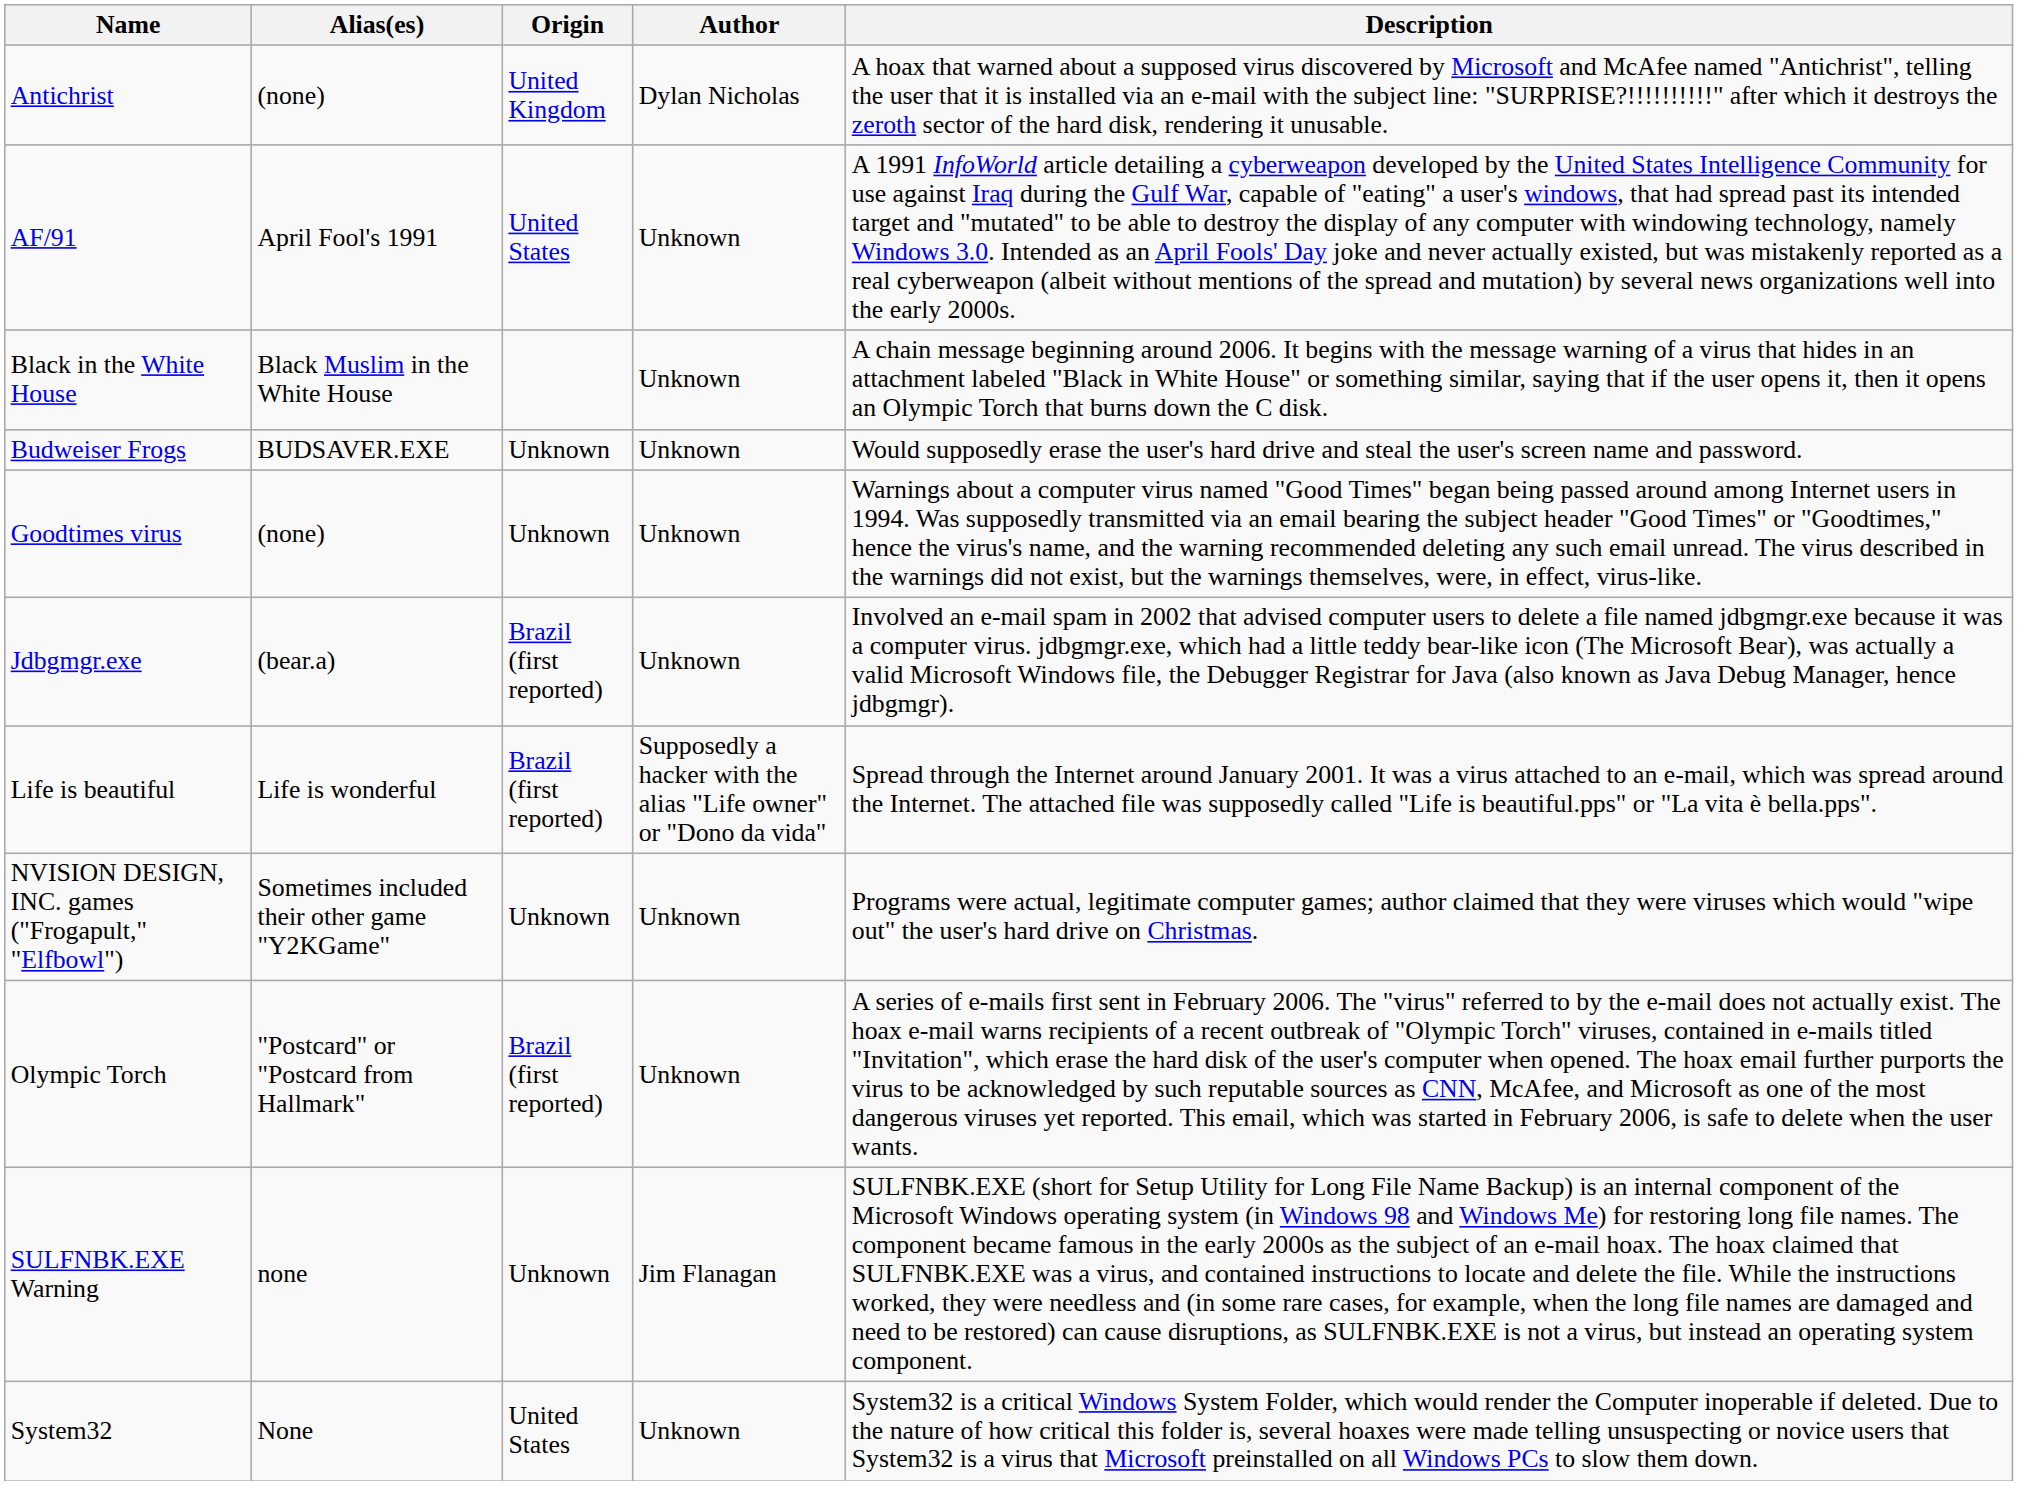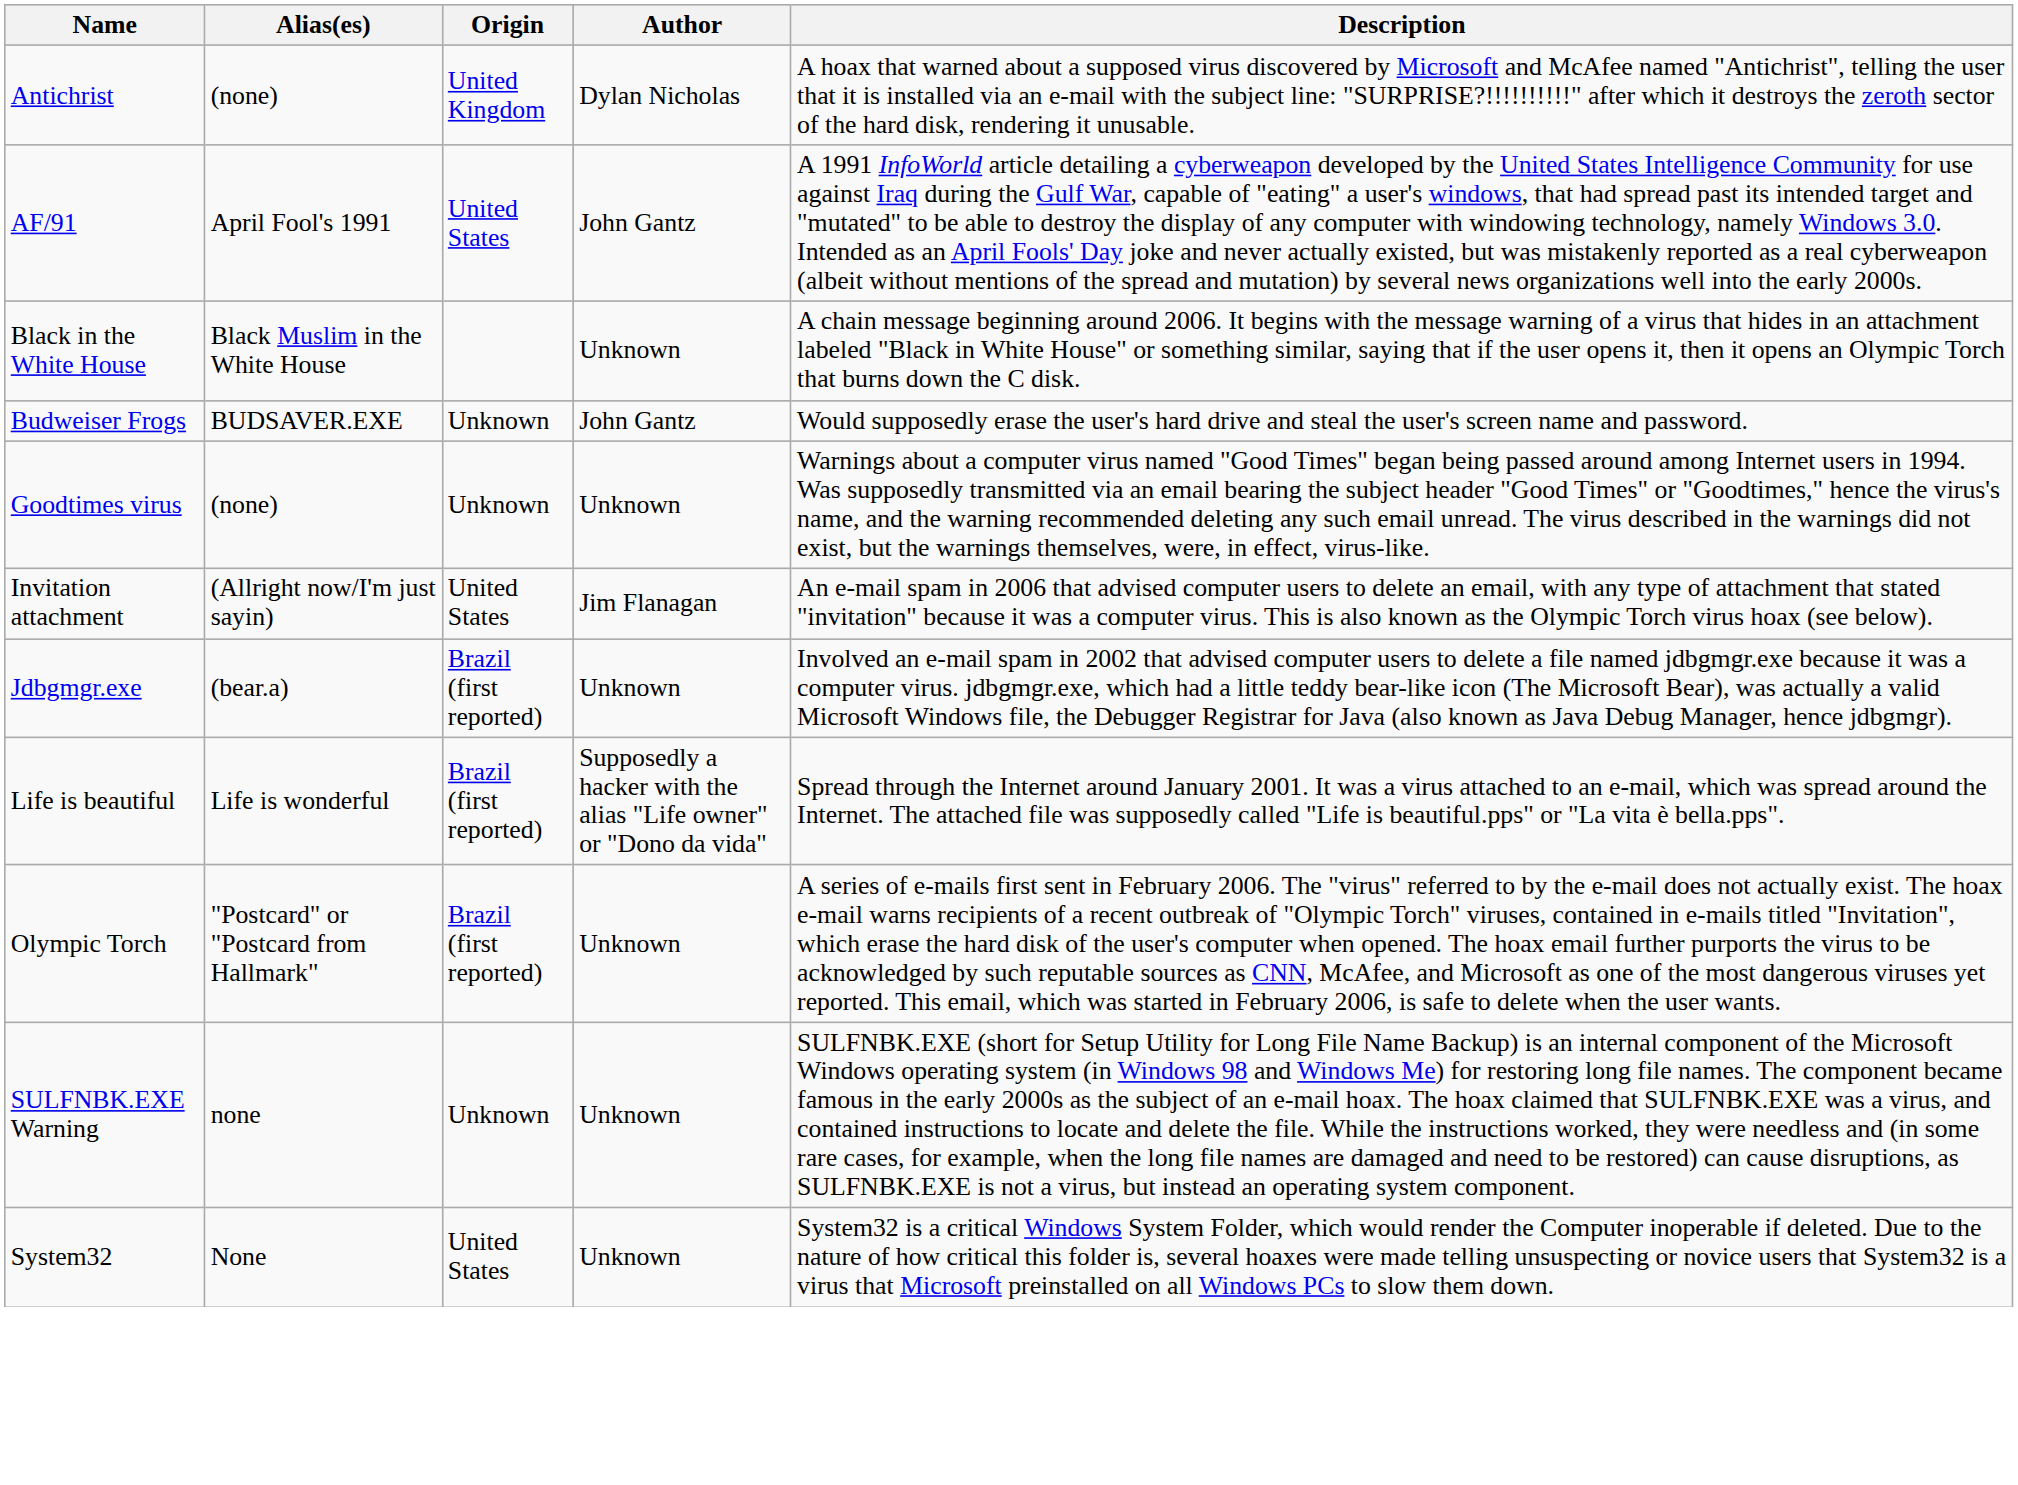(689, 237) Unknown -> (637, 222) John Gantz
(689, 449) Unknown -> (637, 420) John Gantz
+ row: (67, 603)
- row: (117, 916)
(708, 1273) Jim Flanagan -> (630, 1114) Unknown
